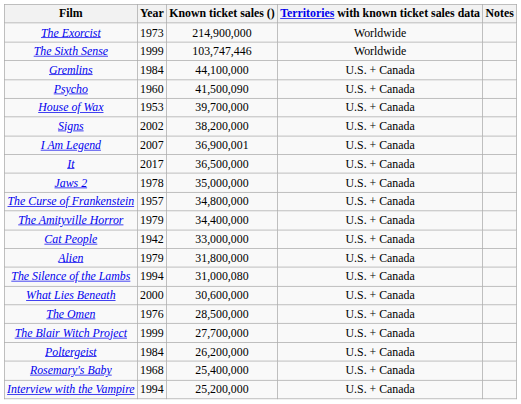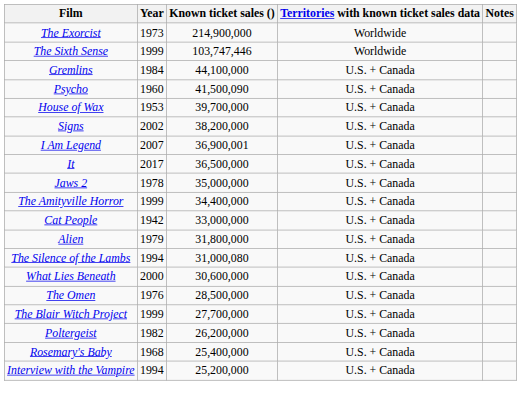- row: (71, 201)
(152, 220) 1979 -> (152, 201) 1999
(152, 351) 1984 -> (152, 333) 1982
